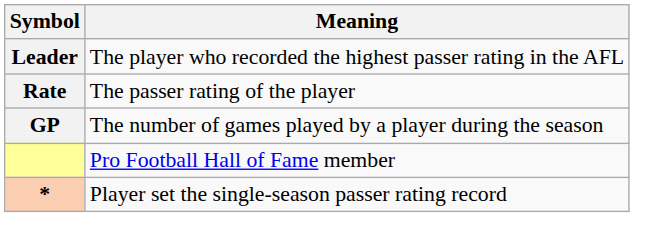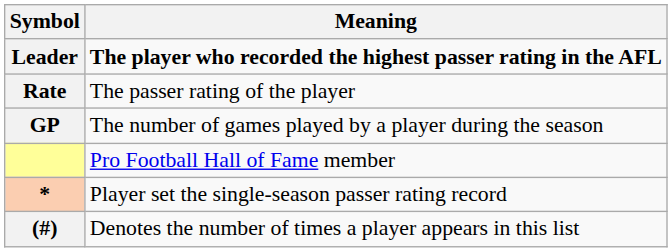(357, 56) normal -> (376, 56) bold
+ row: (45, 228)
